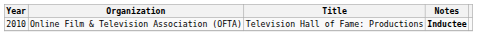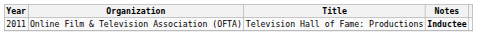(16, 24) 2010 -> (16, 24) 2011
